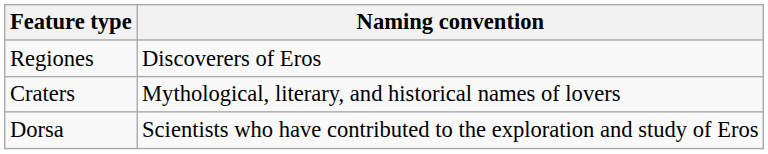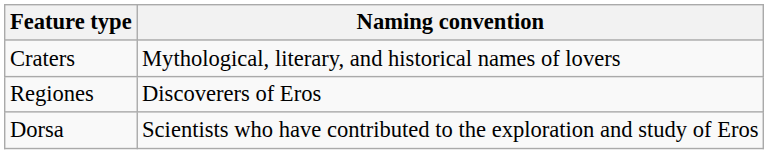rows swapped: (42, 93) <-> (52, 58)
